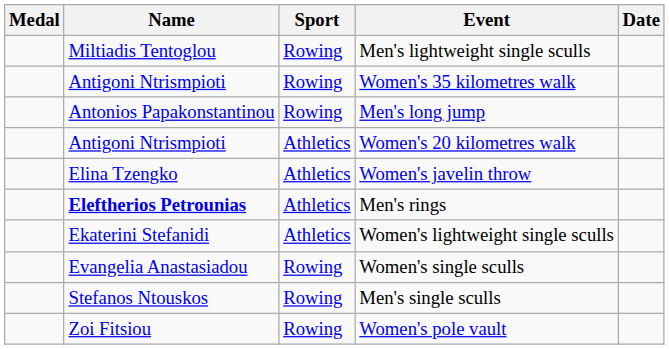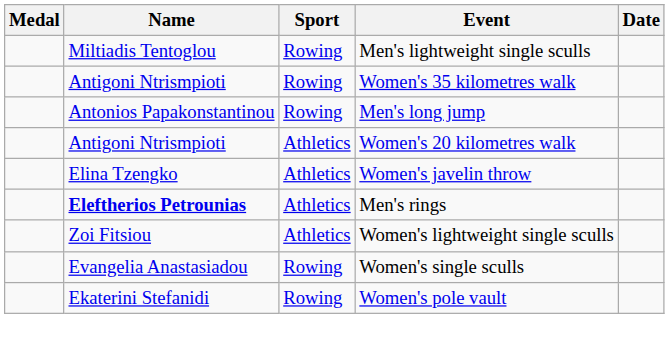(139, 235) Ekaterini Stefanidi -> (110, 235) Zoi Fitsiou
- row: (430, 297)
(110, 328) Zoi Fitsiou -> (139, 297) Ekaterini Stefanidi
